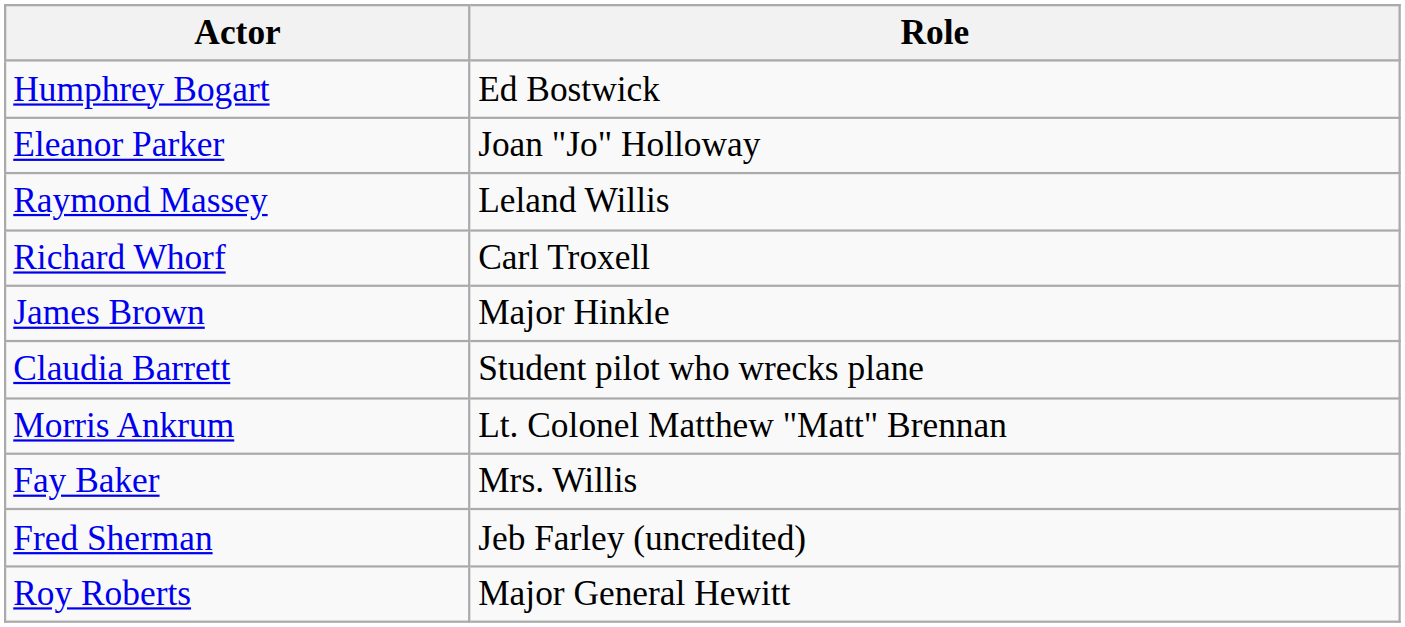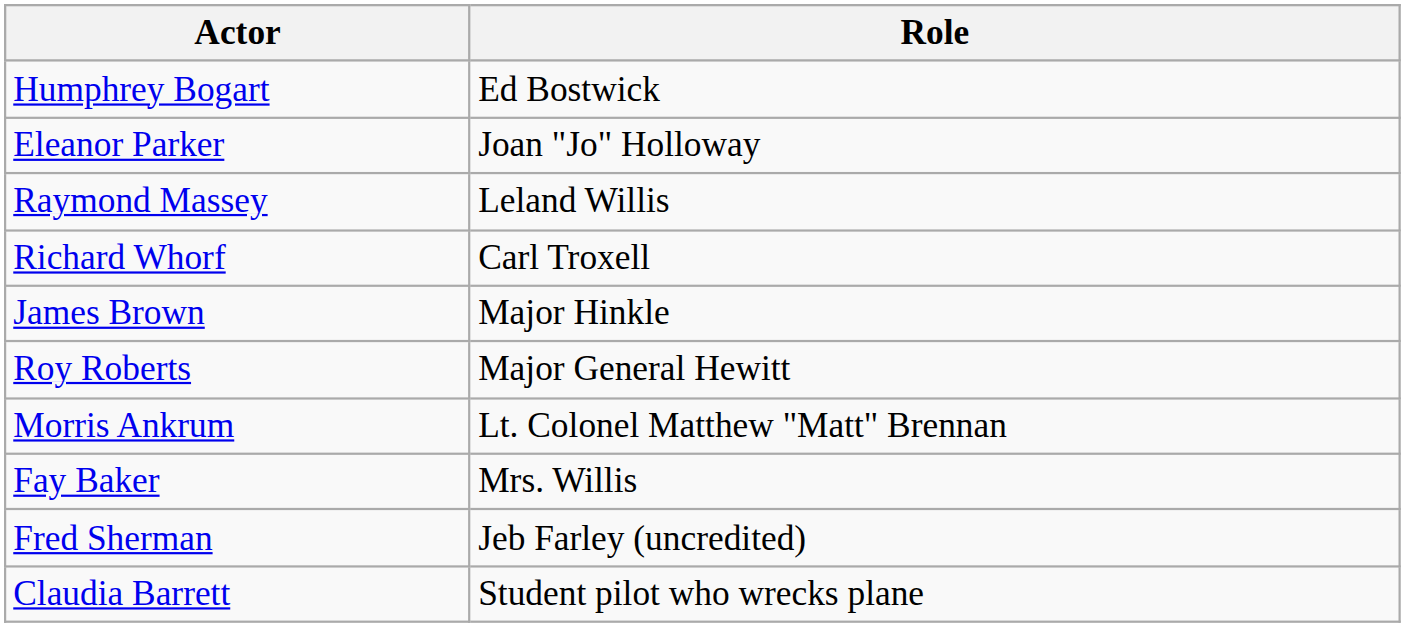rows swapped: (102, 593) <-> (122, 369)
